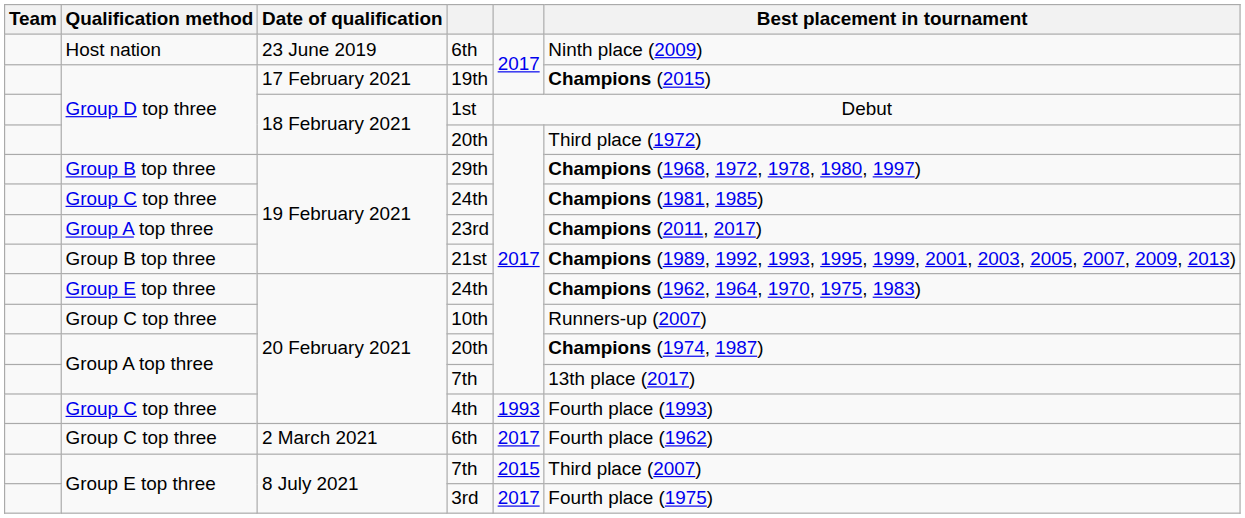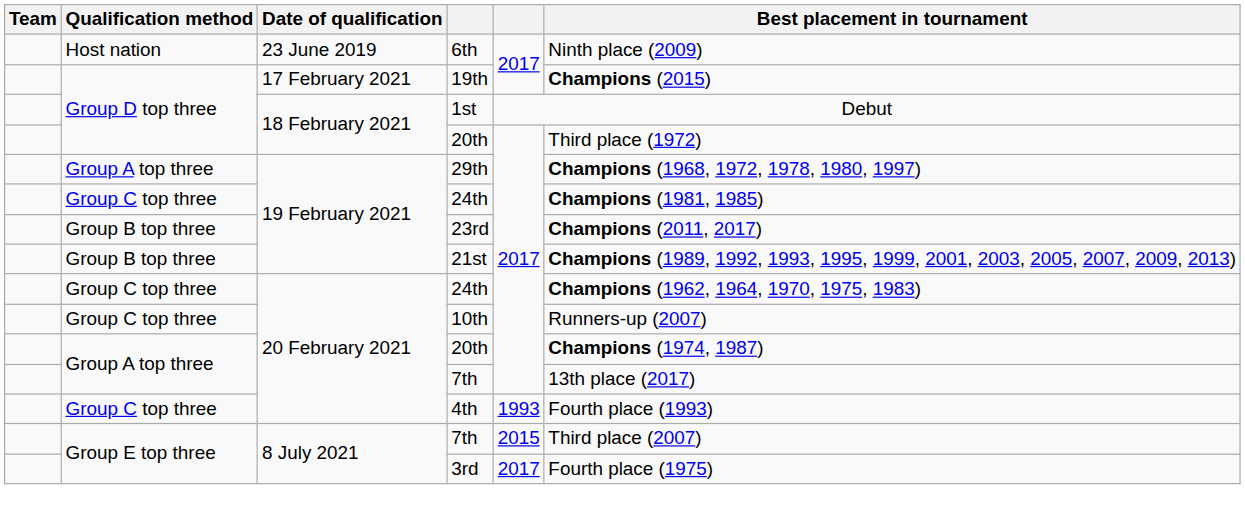(141, 169) Group B top three -> (140, 169) Group A top three
(140, 229) Group A top three -> (141, 229) Group B top three
(141, 288) Group E top three -> (141, 288) Group C top three
- row: (320, 438)
